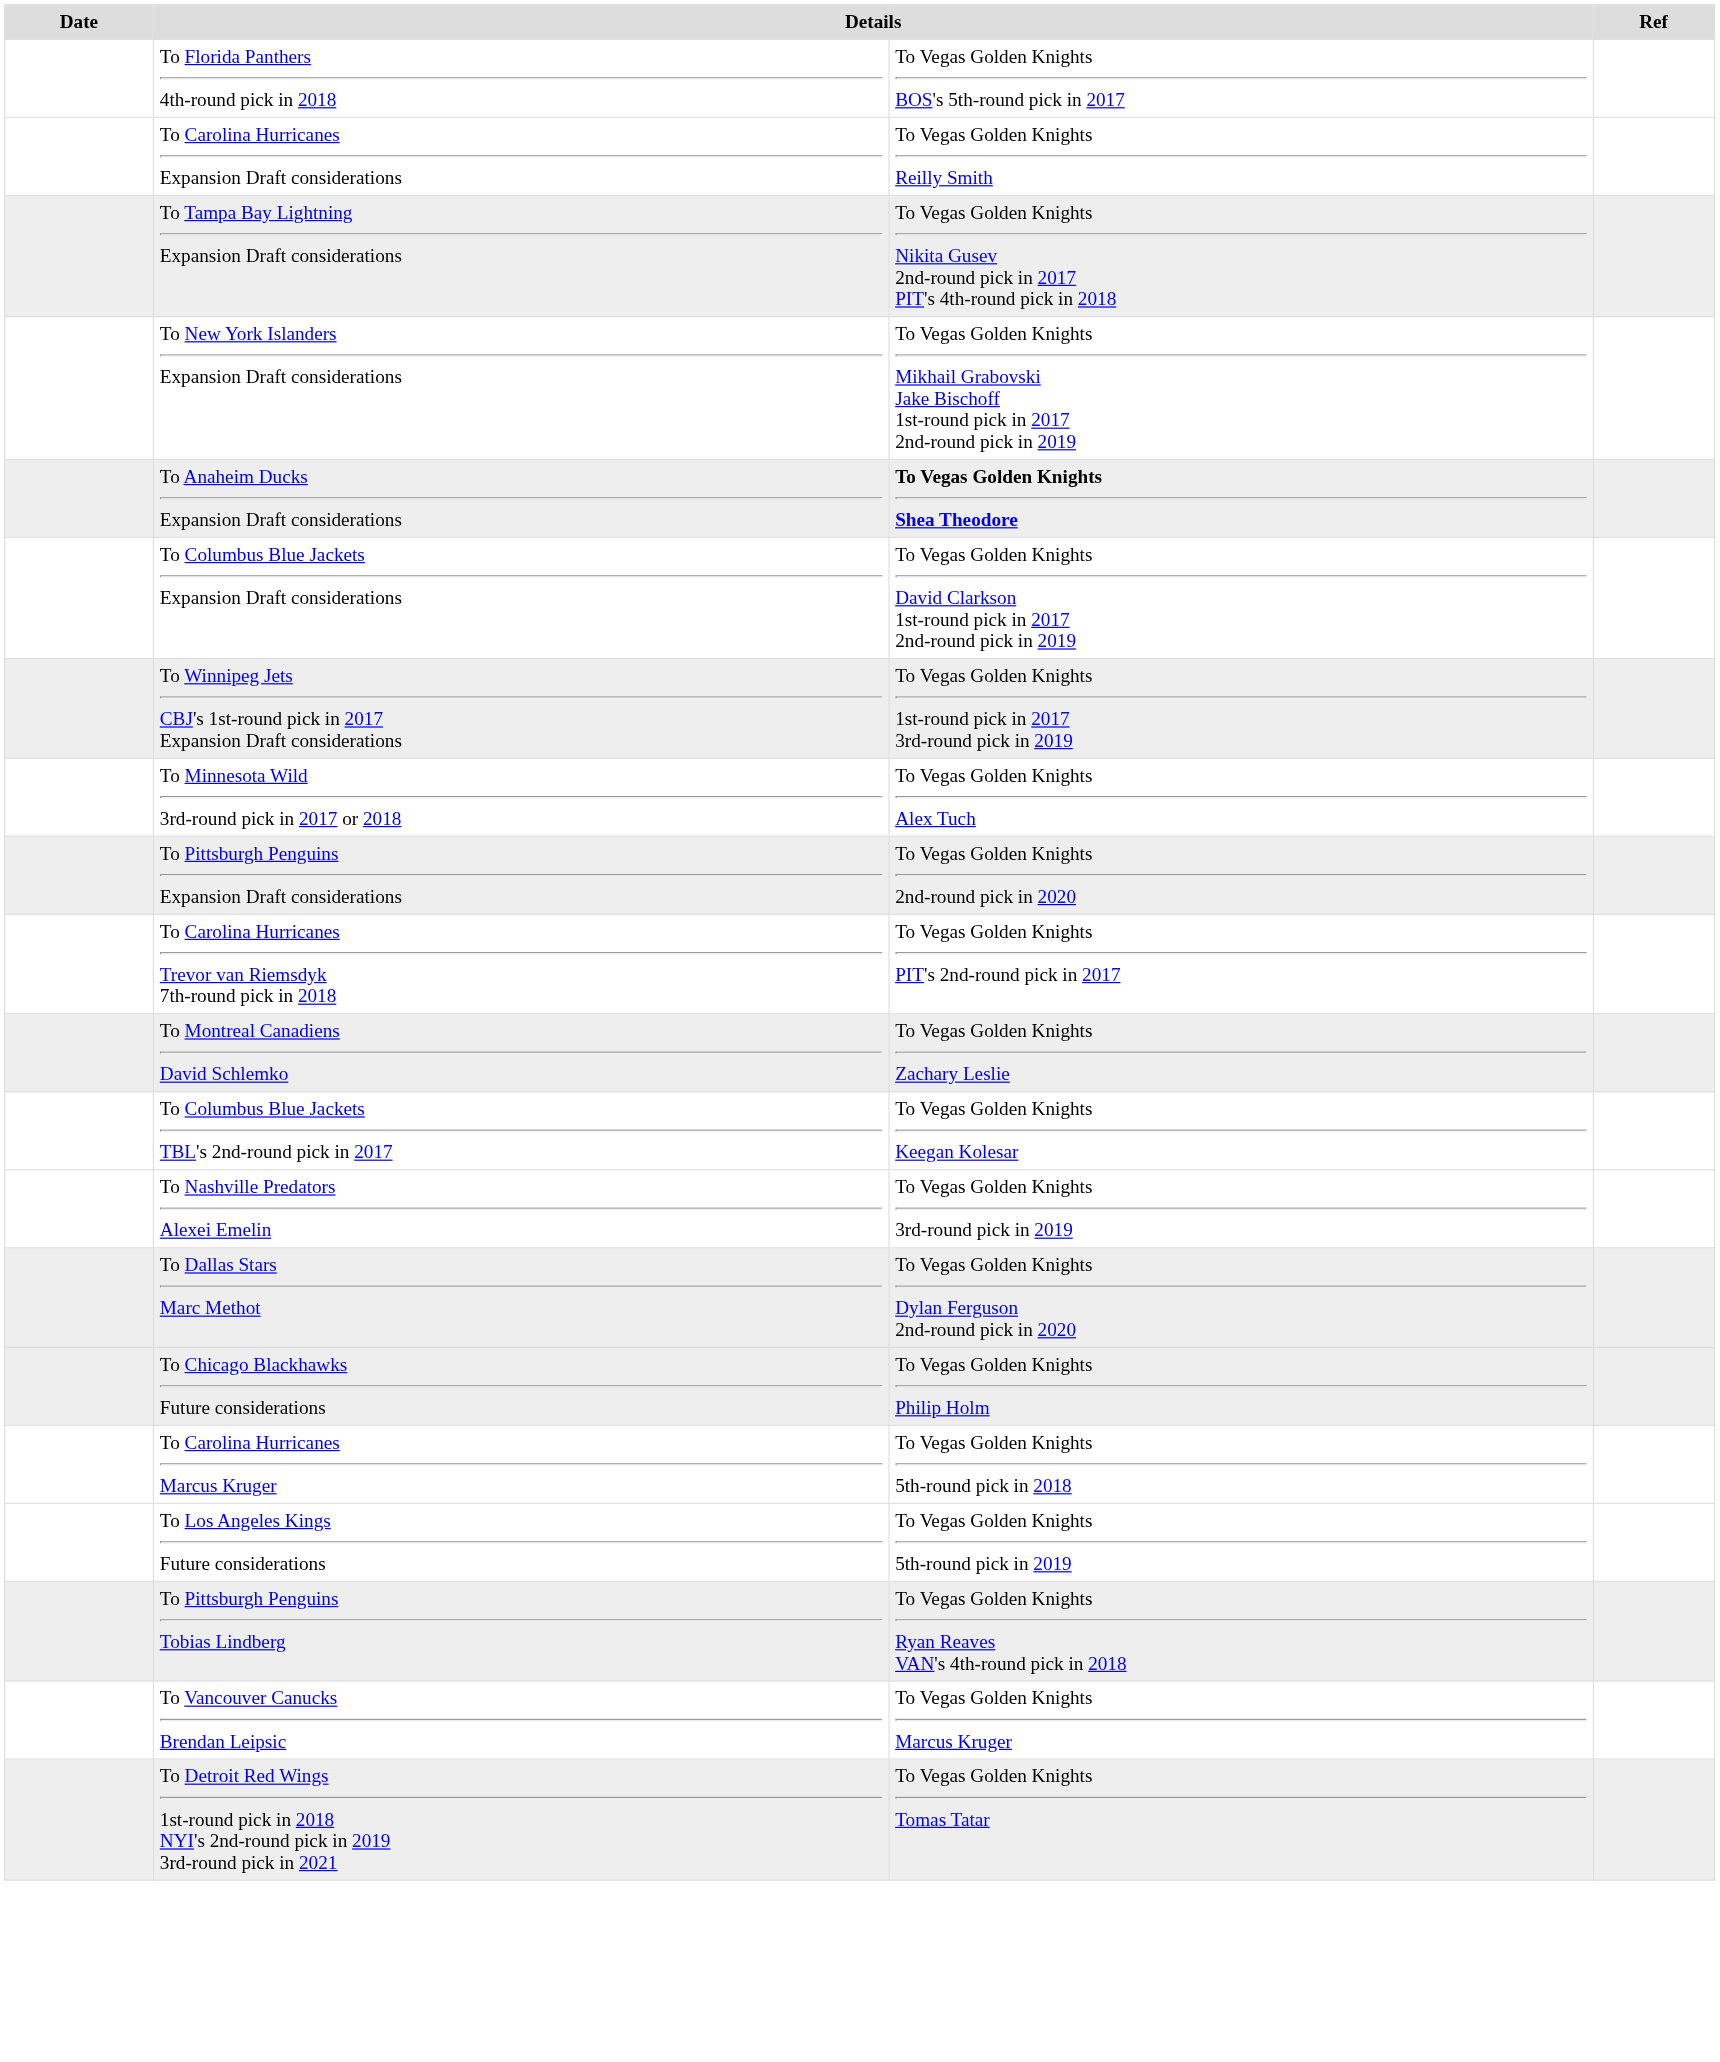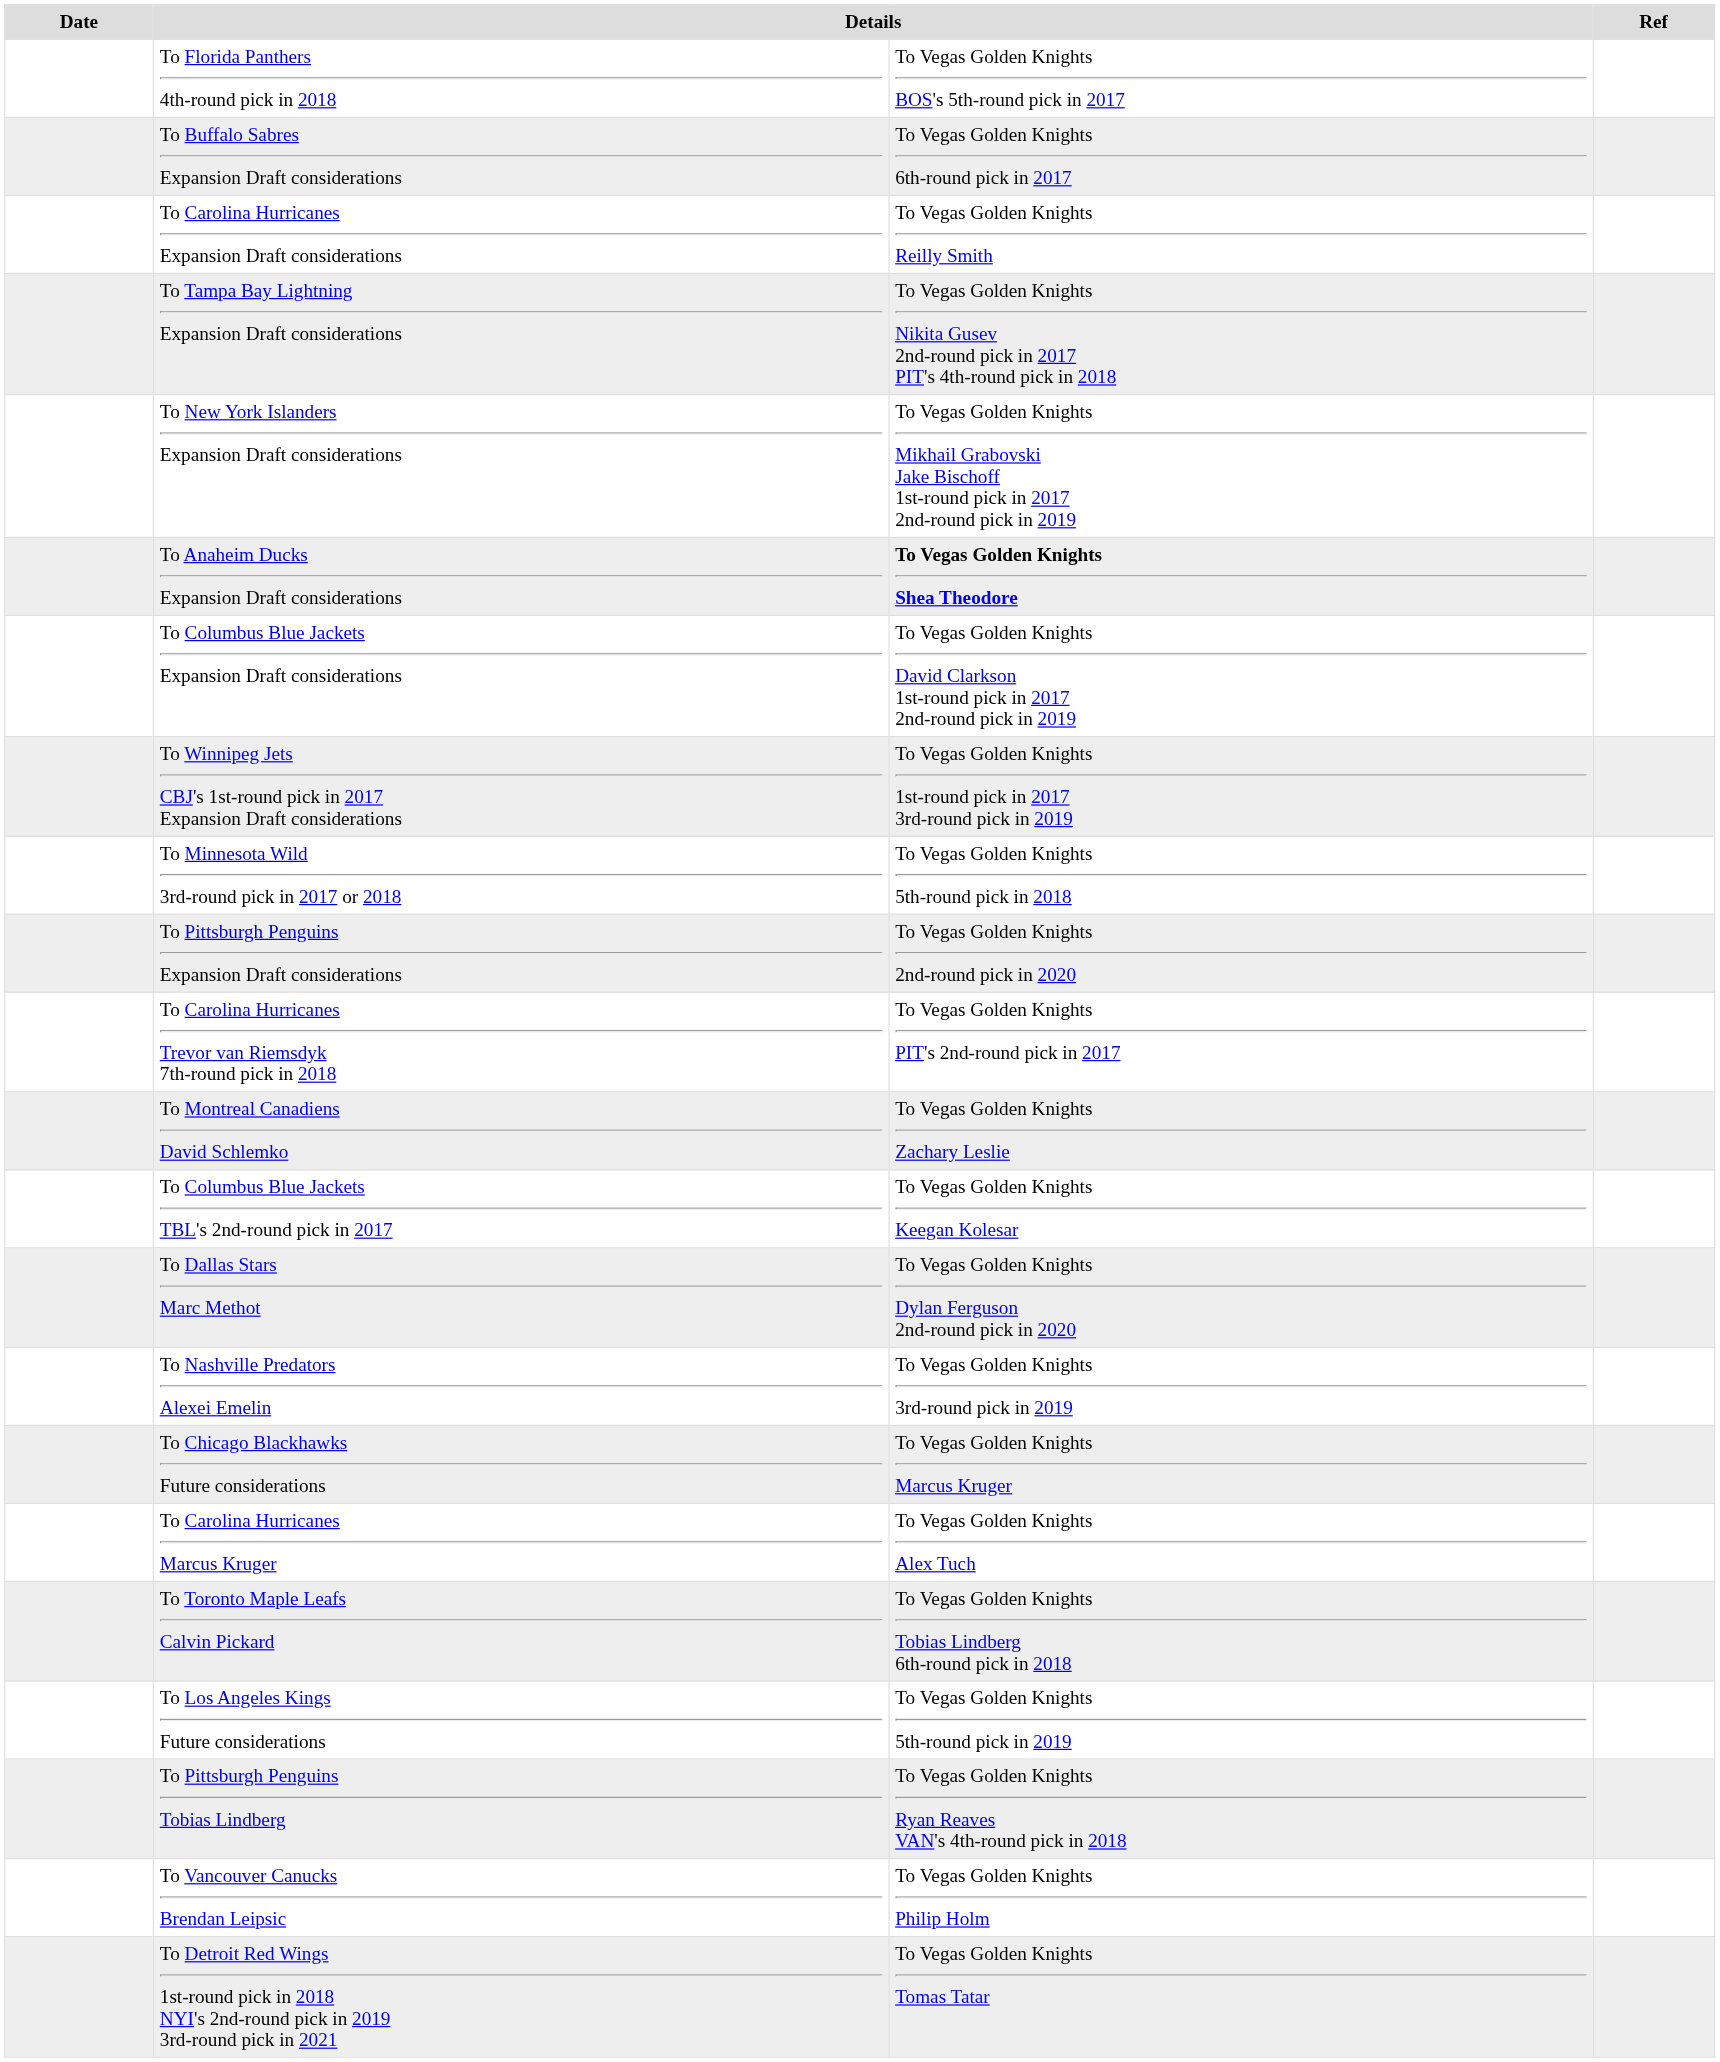+ row: (521, 156)
(1241, 797) To Vegas Golden Knights Alex Tuch -> (1241, 875) To Vegas Golden Knights 5th-round pick in 2018
rows swapped: (521, 1286) <-> (521, 1208)
(1241, 1386) To Vegas Golden Knights Philip Holm -> (1241, 1464) To Vegas Golden Knights Marcus Kruger
(1241, 1464) To Vegas Golden Knights 5th-round pick in 2018 -> (1241, 1542) To Vegas Golden Knights Alex Tuch
+ row: (521, 1620)
(1241, 1719) To Vegas Golden Knights Marcus Kruger -> (1241, 1897) To Vegas Golden Knights Philip Holm
